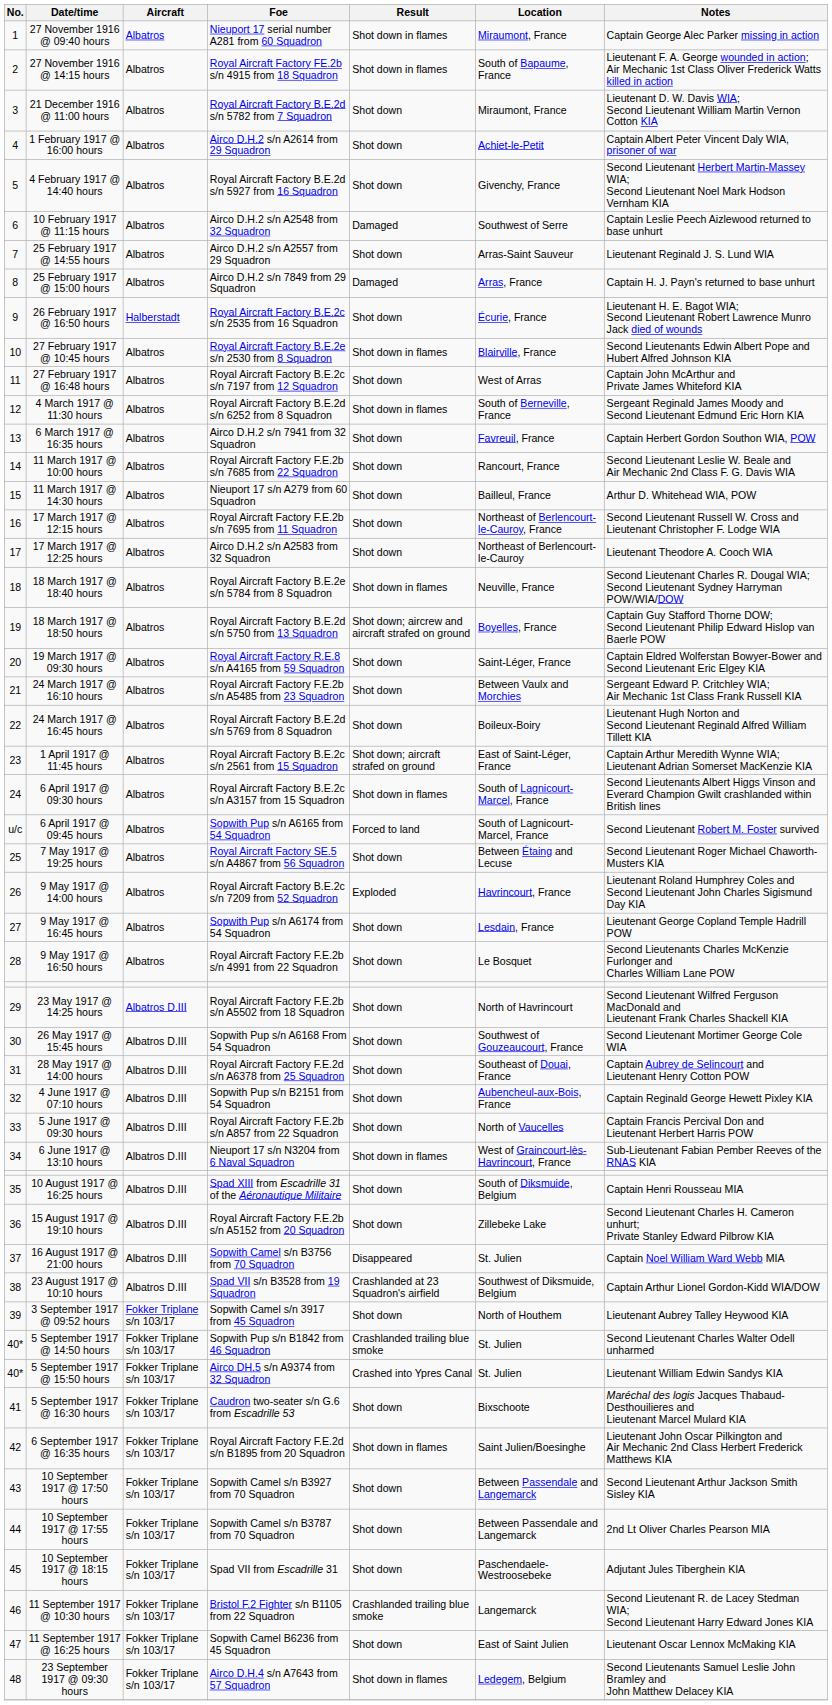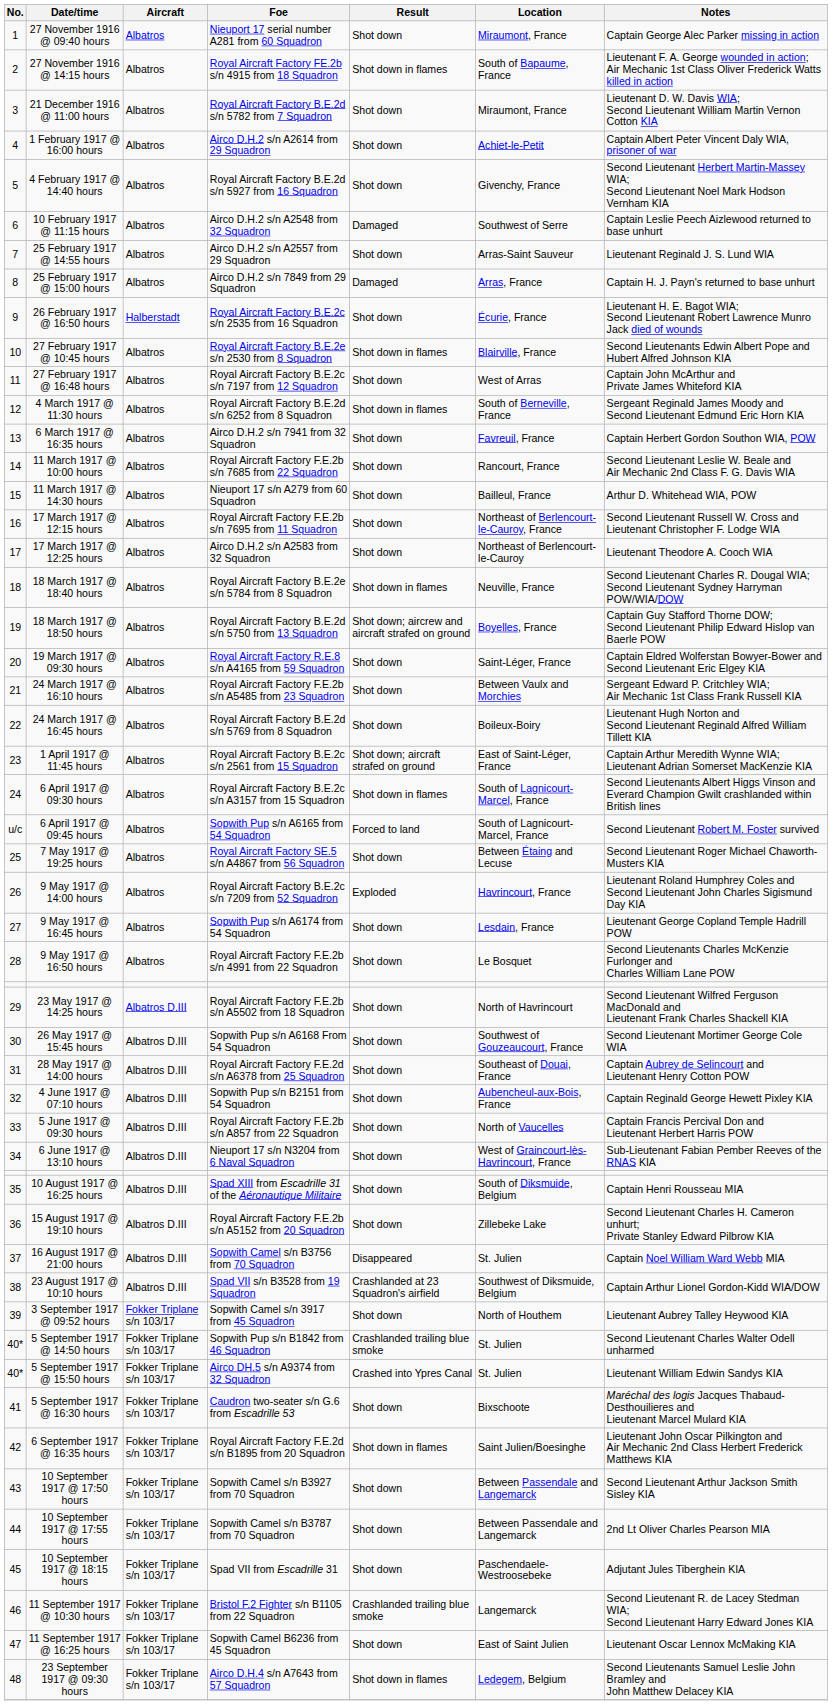(400, 35) Shot down in flames -> (377, 35) Shot down
(400, 1156) Shot down in flames -> (377, 1156) Shot down
